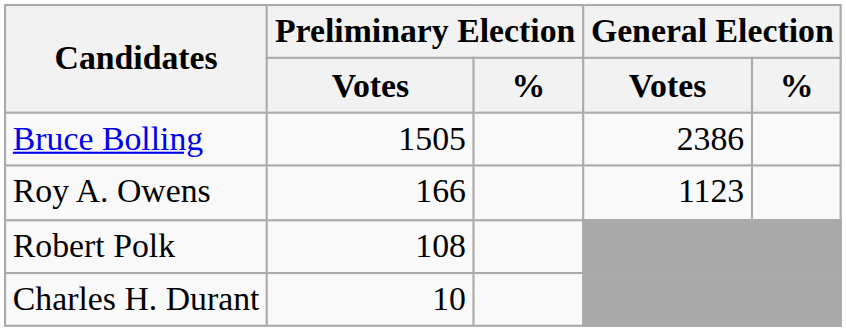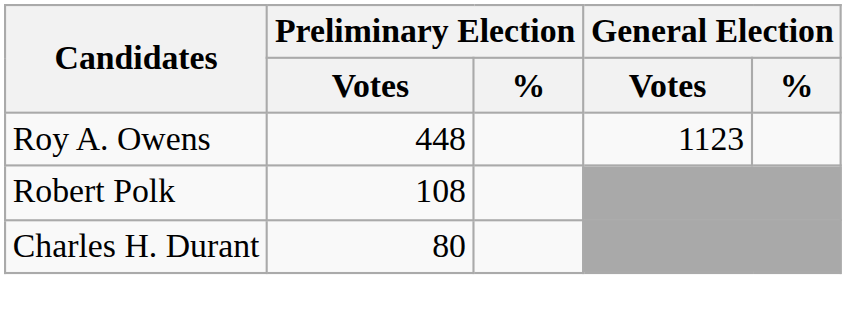- row: (108, 138)
(441, 191) 166 -> (441, 138) 448
(449, 298) 10 -> (449, 245) 80
